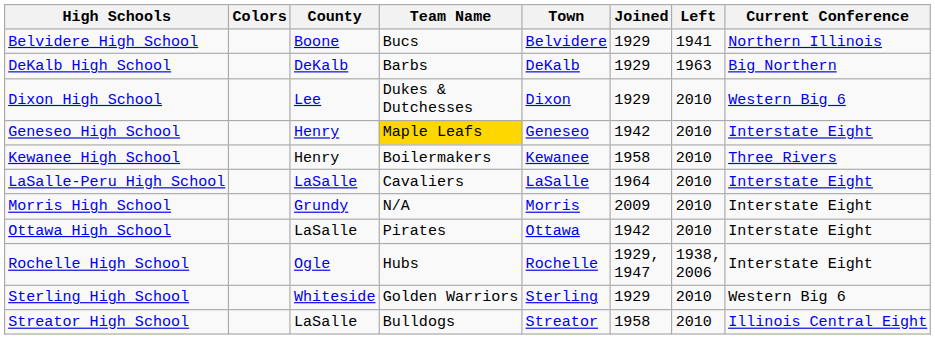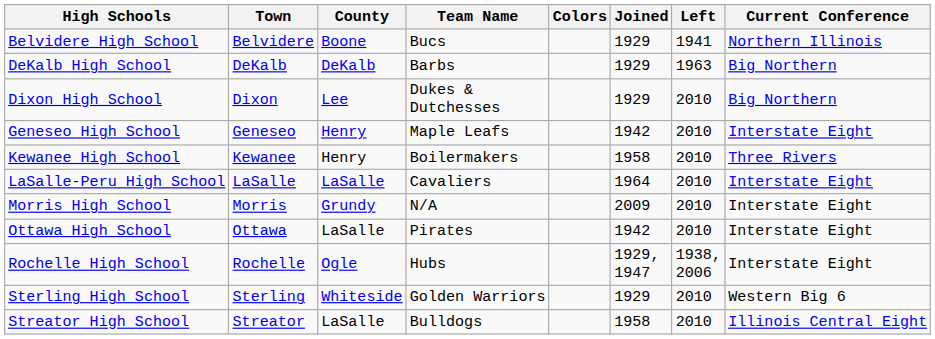columns swapped: (566, 17) <-> (260, 17)
(787, 99) Western Big 6 -> (782, 99) Big Northern
(432, 133) gold background -> (460, 133) no background
